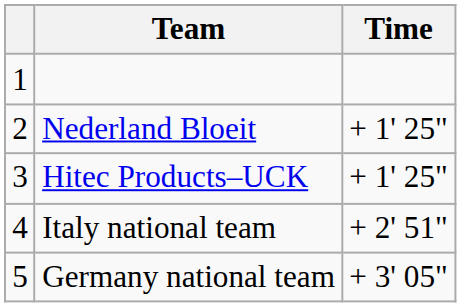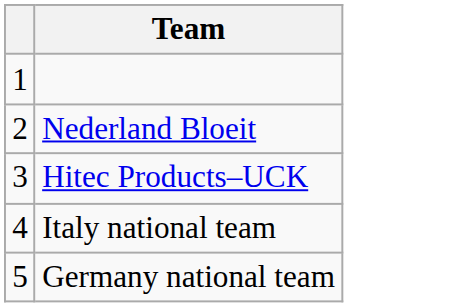- column: (399, 29)
